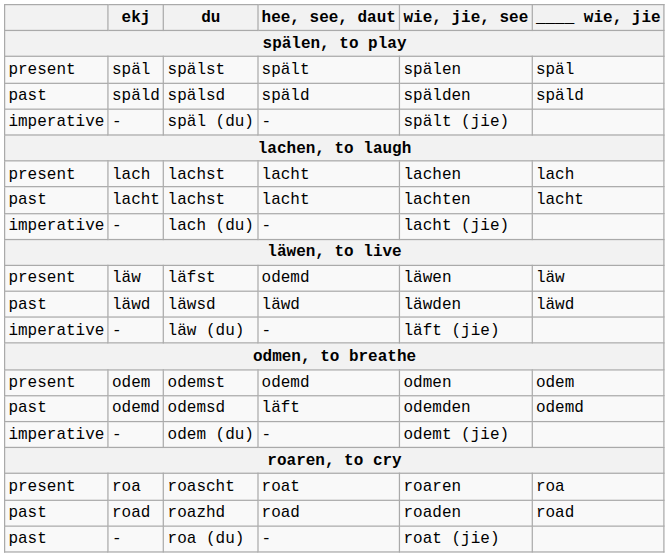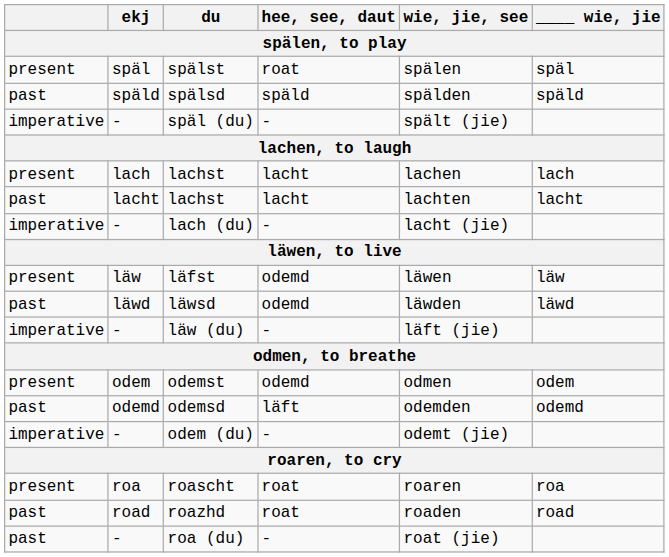(286, 70) spält -> (281, 70) roat
(281, 304) läwd -> (286, 304) odemd
(281, 513) road -> (281, 513) roat
